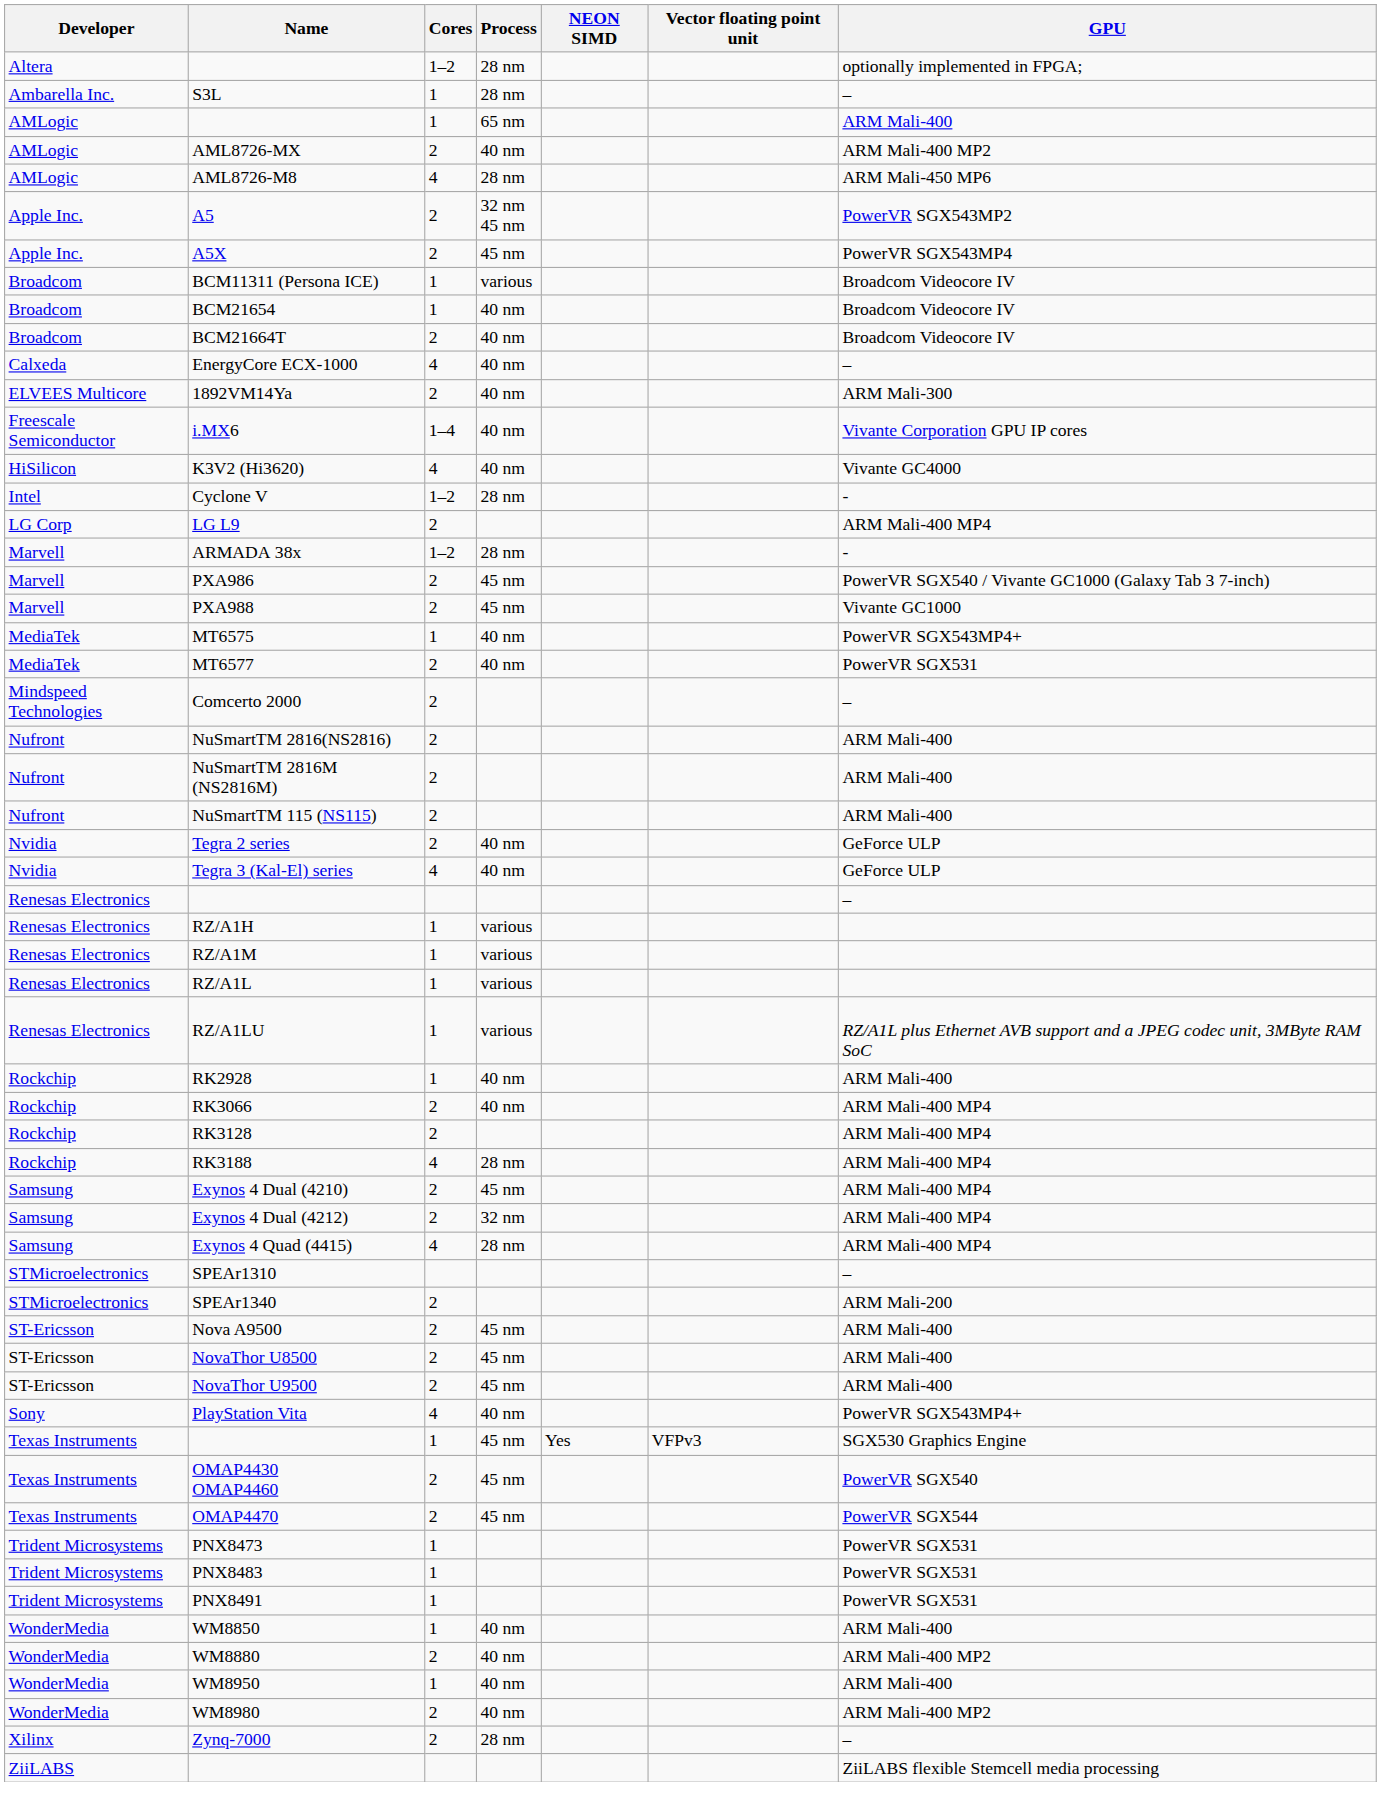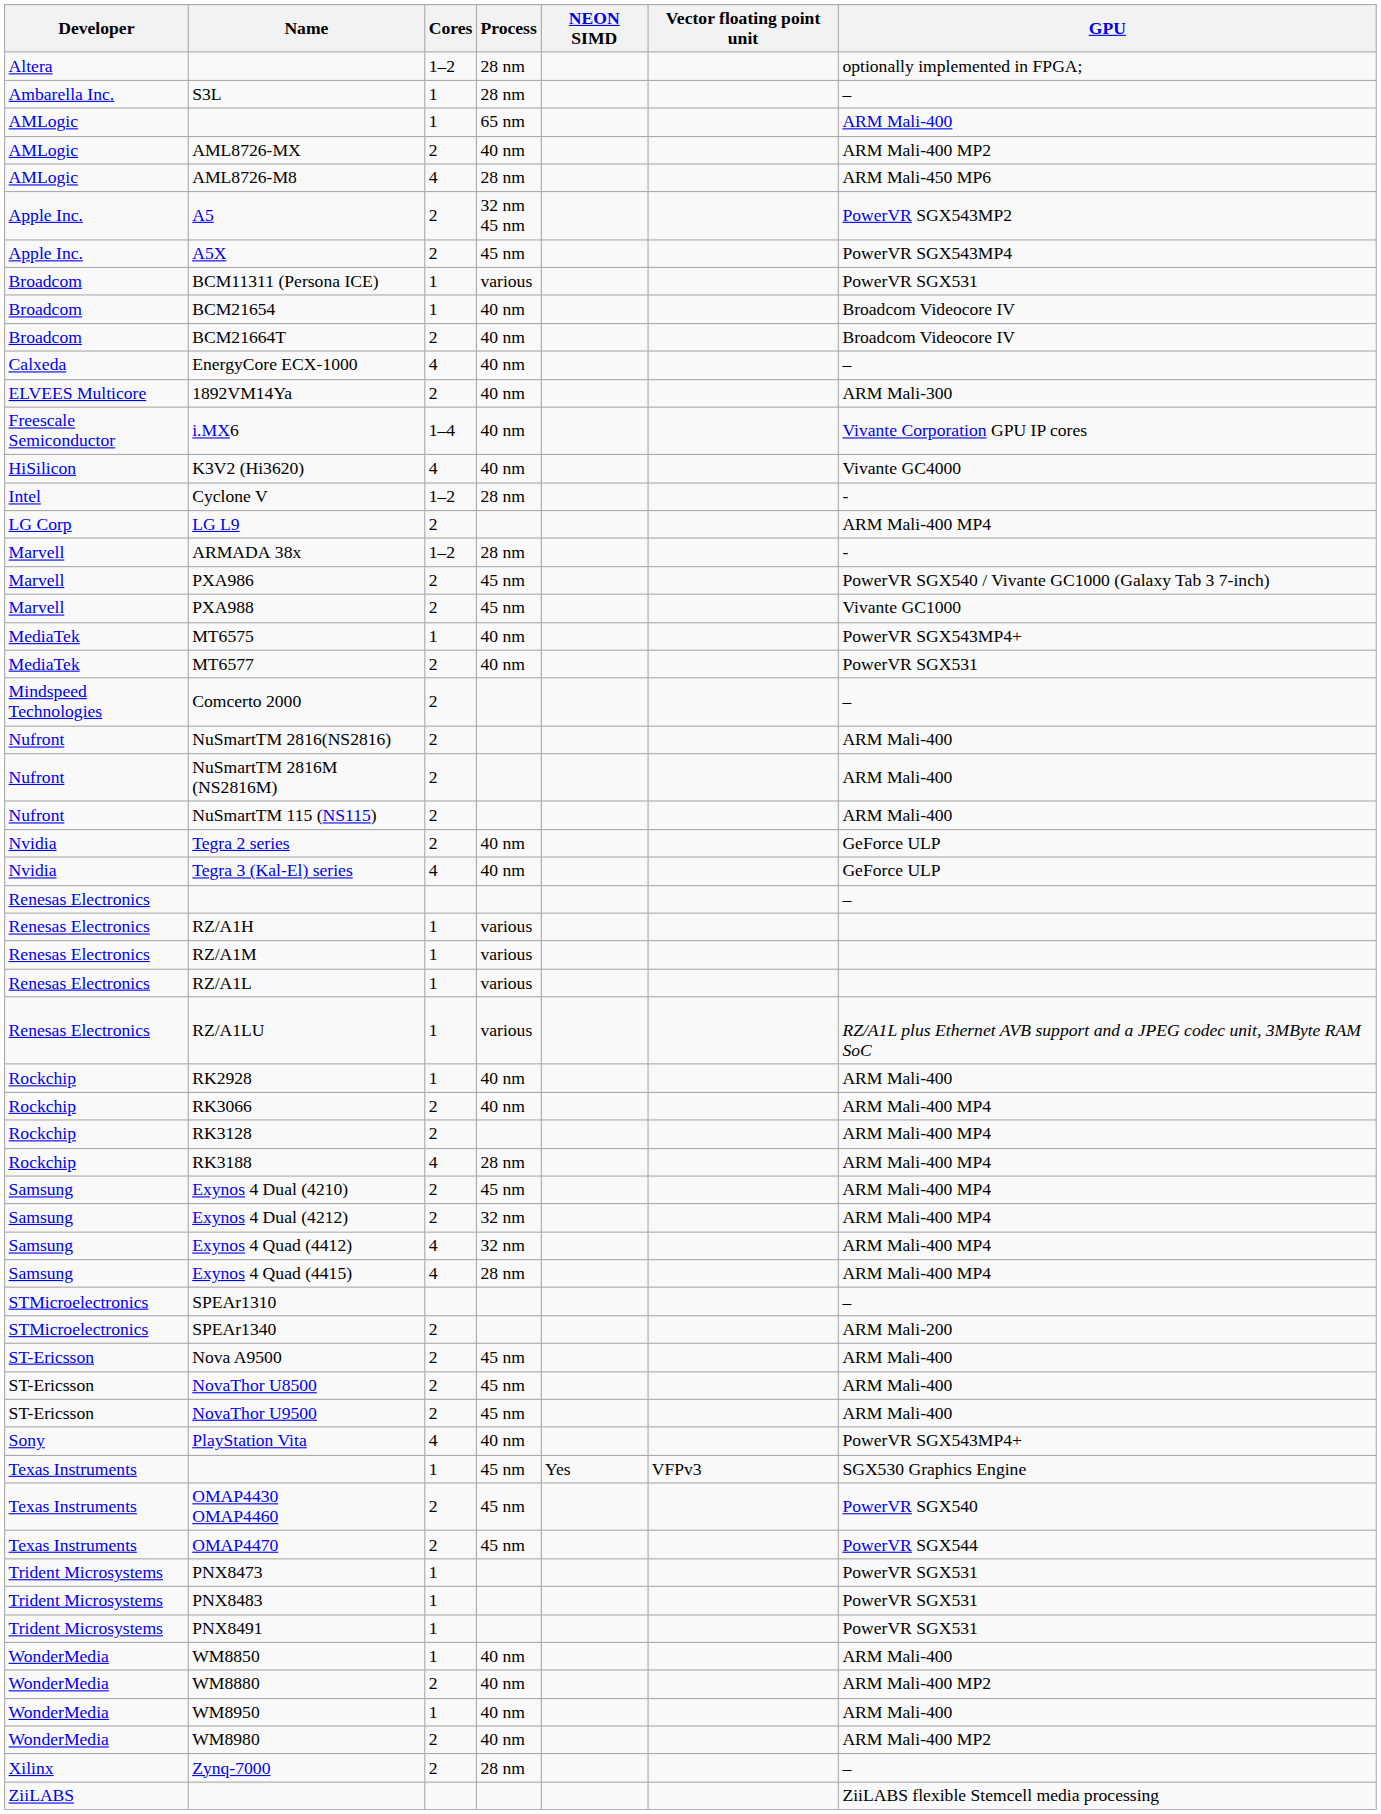(929, 281) Broadcom Videocore IV -> (910, 281) PowerVR SGX531
+ row: (41, 1245)
